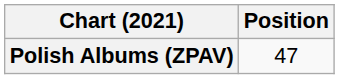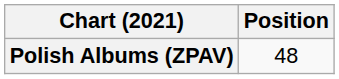(286, 55) 47 -> (286, 55) 48
